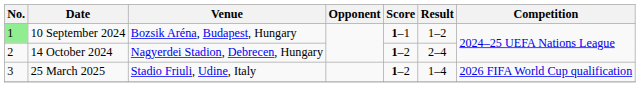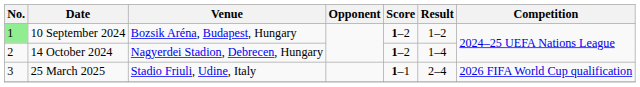(401, 33) 1–1 -> (401, 33) 1–2
(437, 52) 2–4 -> (437, 52) 1–4
(401, 71) 1–2 -> (401, 71) 1–1
(437, 71) 1–4 -> (437, 71) 2–4
